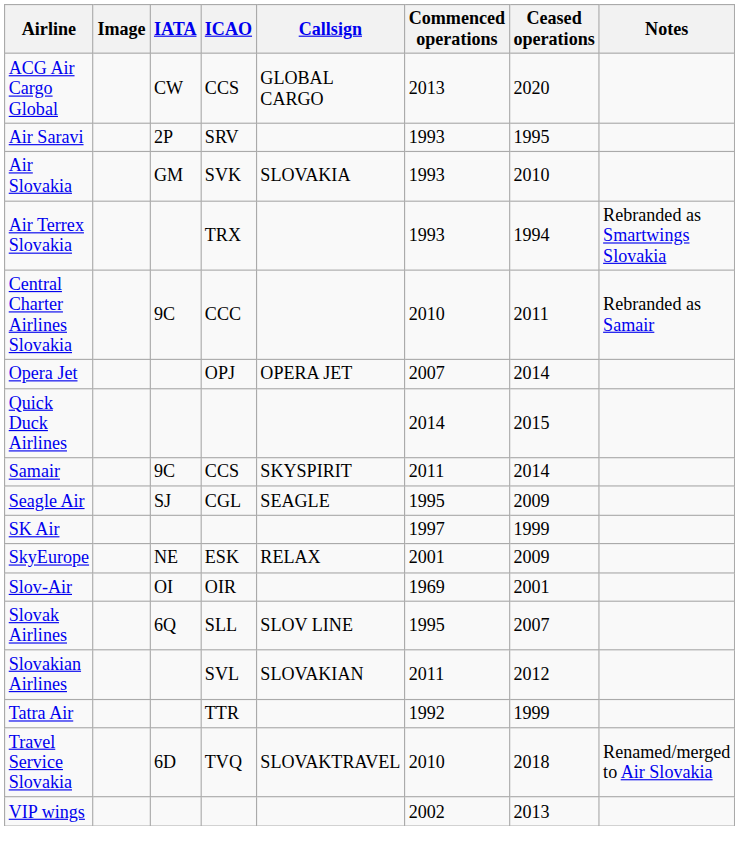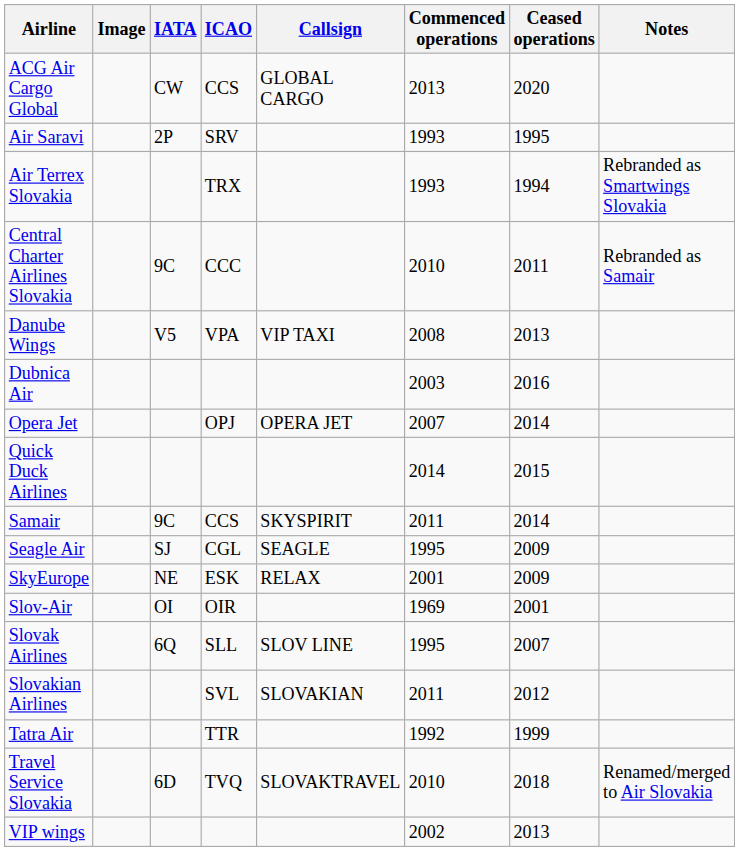- row: (40, 176)
+ row: (37, 335)
+ row: (39, 384)
- row: (34, 529)
